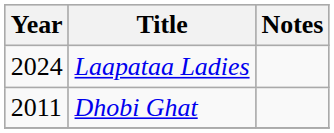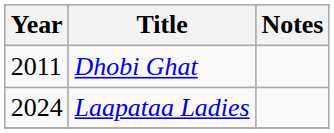rows swapped: (136, 107) <-> (162, 66)
